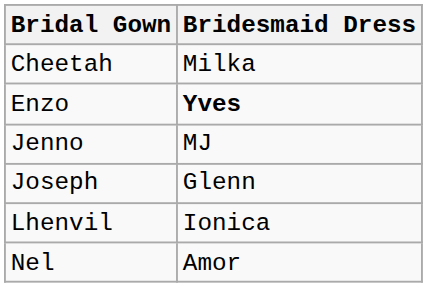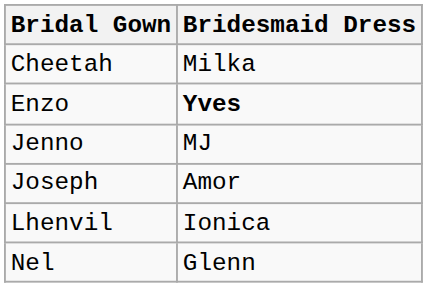(219, 183) Glenn -> (212, 183) Amor
(212, 262) Amor -> (219, 262) Glenn
